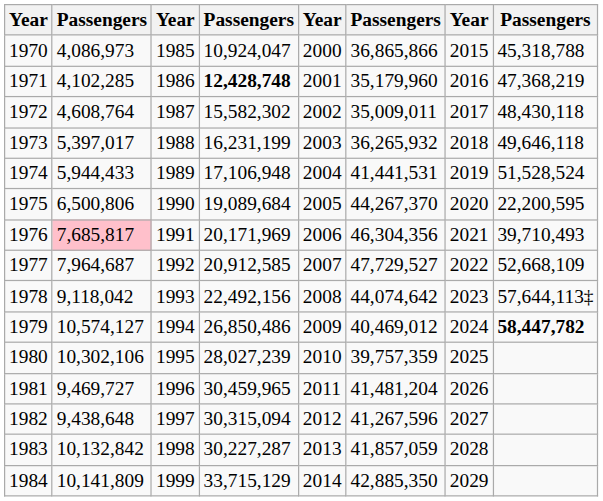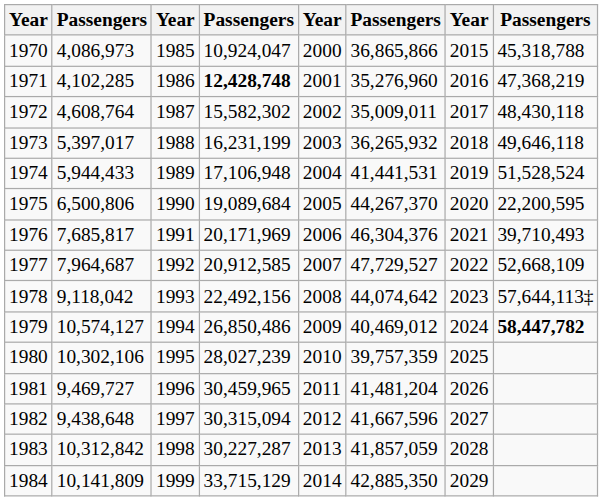(394, 81) 35,179,960 -> (394, 81) 35,276,960
(95, 234) pink background -> (95, 234) no background
(394, 234) 46,304,356 -> (394, 234) 46,304,376
(394, 419) 41,267,596 -> (394, 419) 41,667,596
(100, 449) 10,132,842 -> (100, 449) 10,312,842
